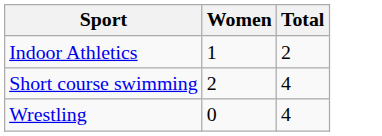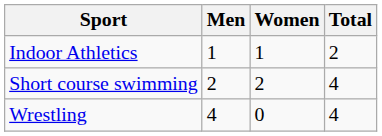+ column: (226, 20)
